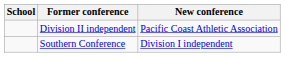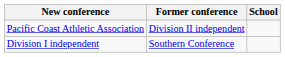columns swapped: (21, 12) <-> (209, 12)
